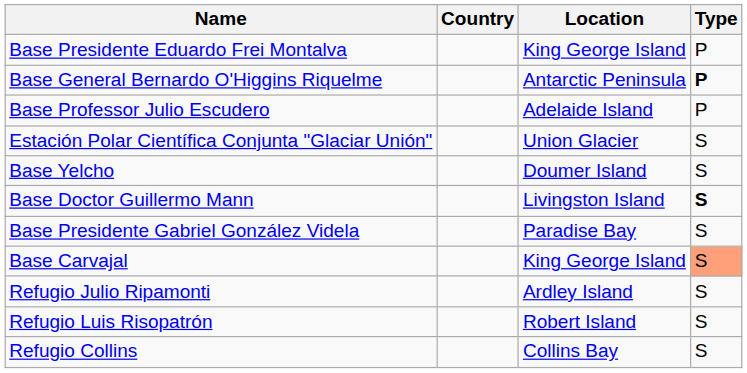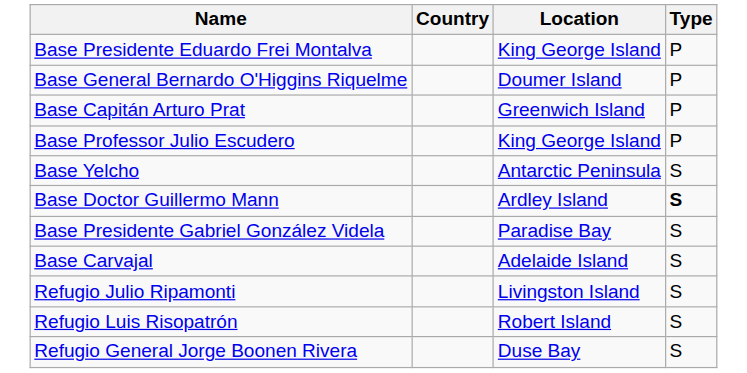(604, 79) Antarctic Peninsula -> (560, 79) Doumer Island
(701, 79) bold -> (676, 79) normal
+ row: (140, 110)
(588, 110) Adelaide Island -> (579, 140) King George Island
- row: (221, 140)
(585, 170) Doumer Island -> (579, 170) Antarctic Peninsula
(594, 200) Livingston Island -> (553, 200) Ardley Island
(604, 261) King George Island -> (563, 261) Adelaide Island
(701, 261) lightsalmon background -> (676, 261) no background
(578, 291) Ardley Island -> (569, 291) Livingston Island
+ row: (196, 351)
- row: (73, 351)
